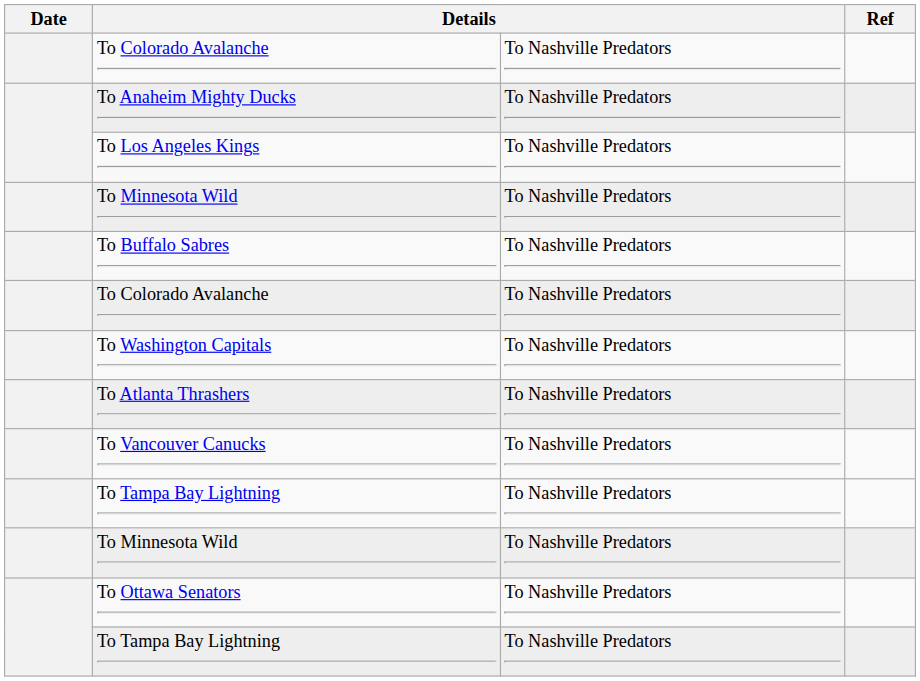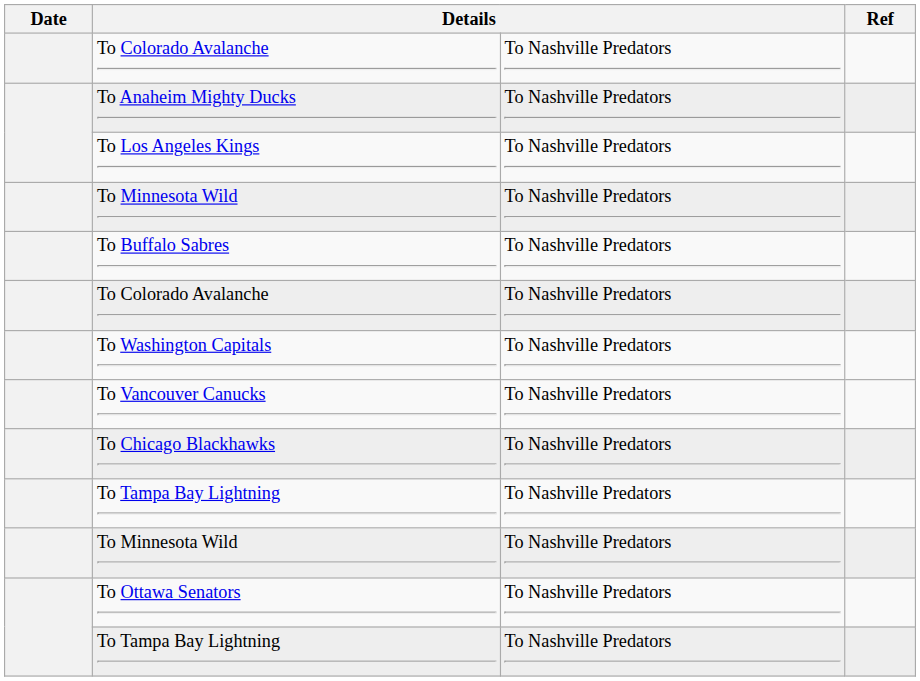- row: (49, 404)
+ row: (49, 454)
